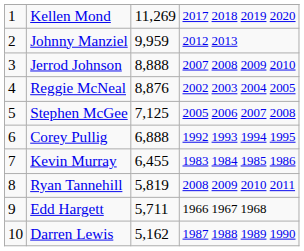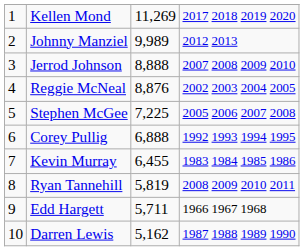(152, 40) 9,959 -> (152, 40) 9,989
(152, 112) 7,125 -> (152, 112) 7,225
